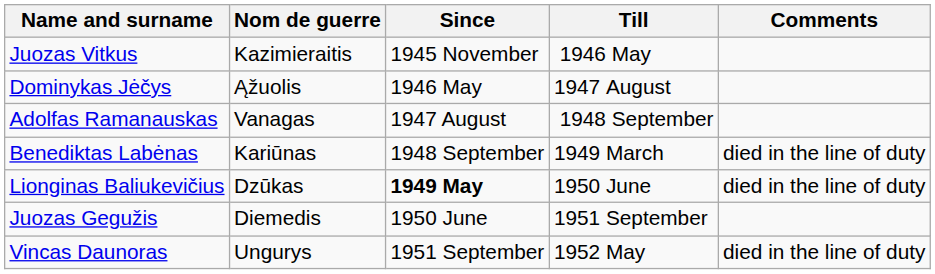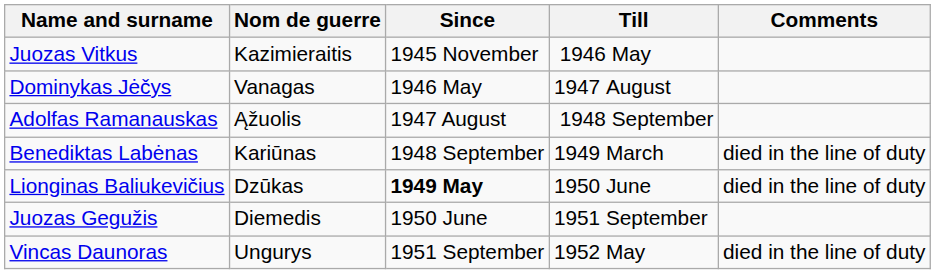(268, 86) Ąžuolis -> (274, 86) Vanagas
(274, 119) Vanagas -> (268, 119) Ąžuolis
